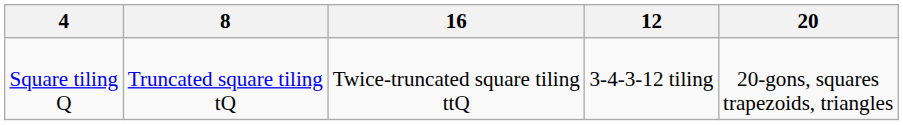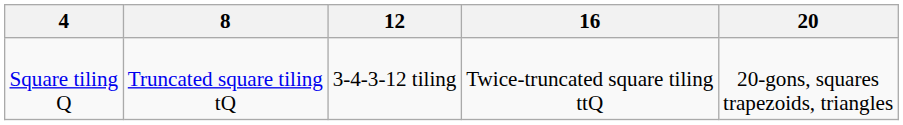columns swapped: (651, 21) <-> (456, 21)
